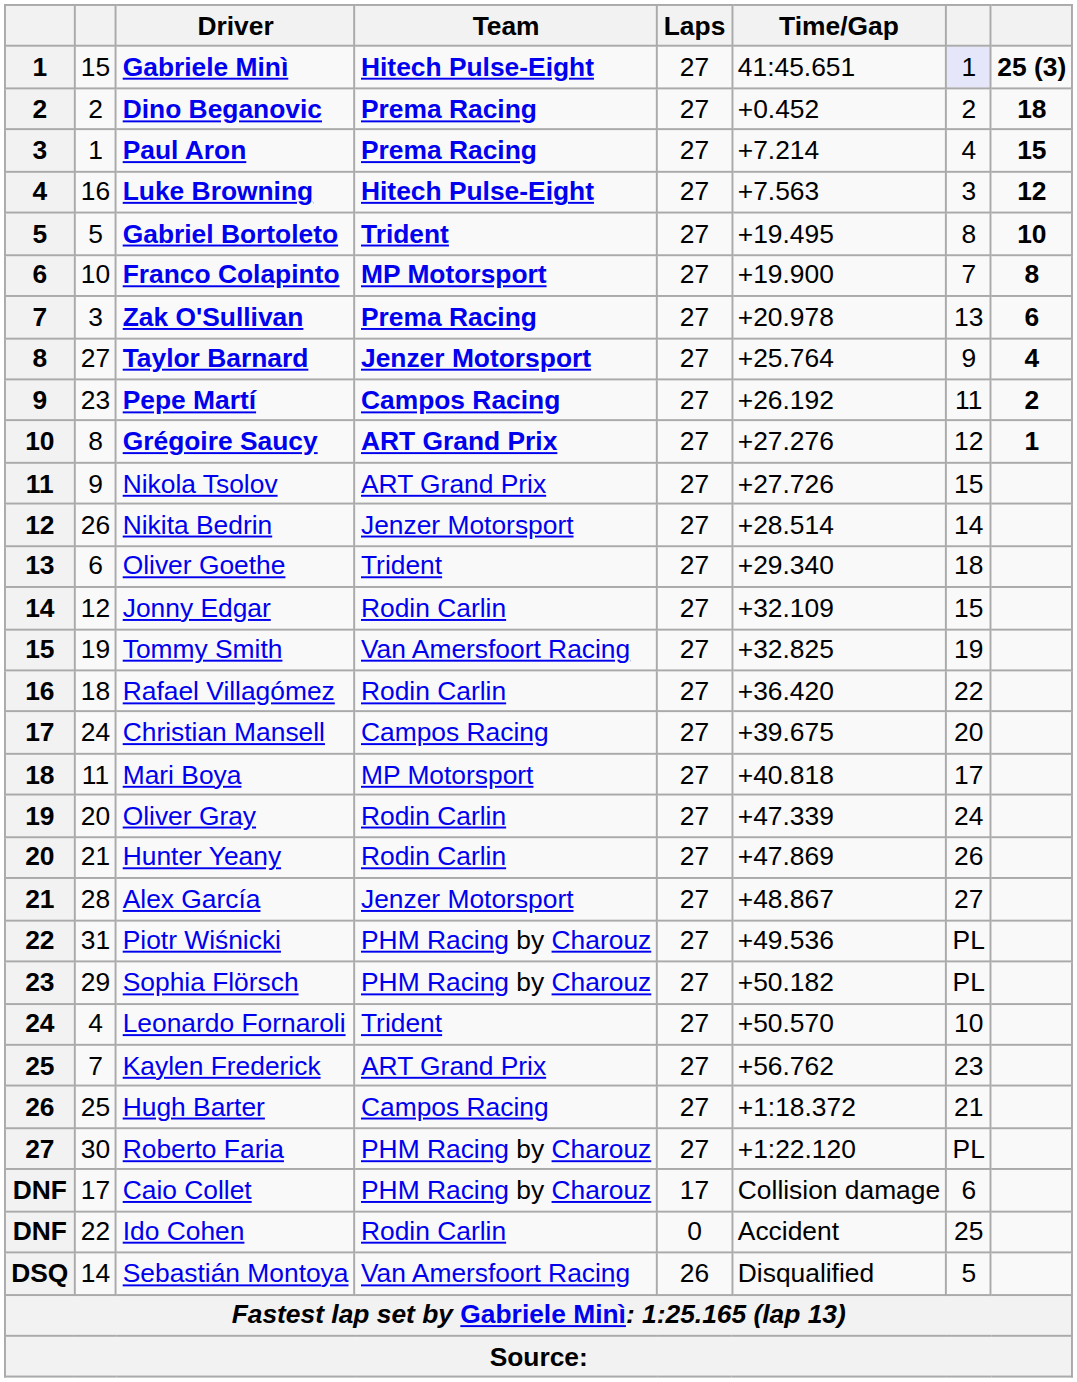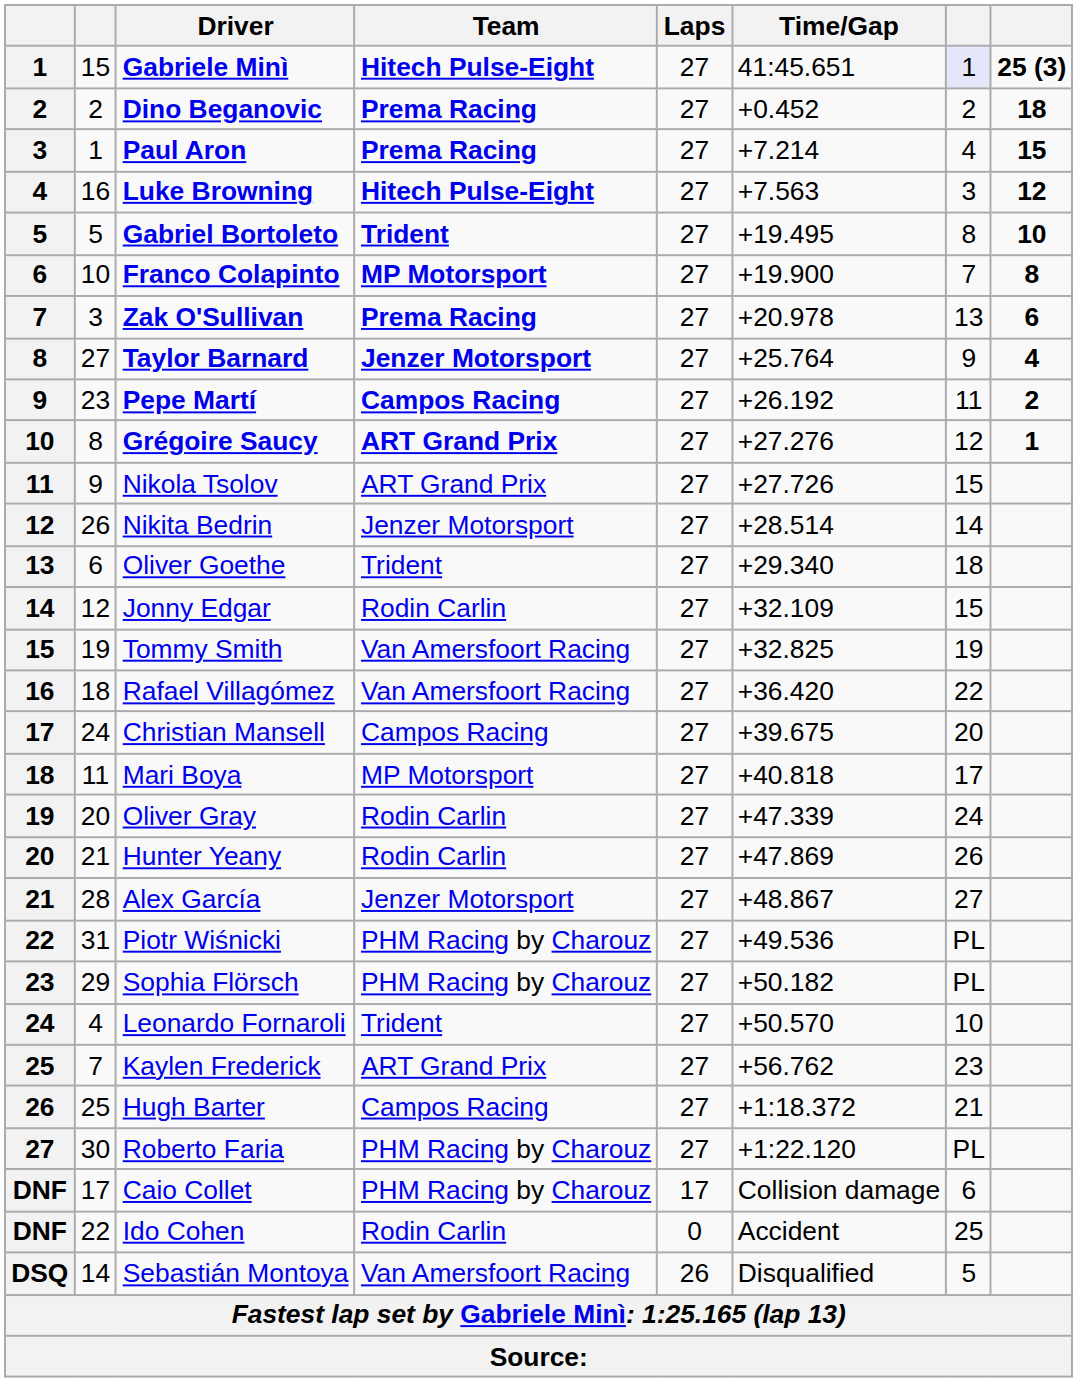(434, 691) Rodin Carlin -> (496, 691) Van Amersfoort Racing
